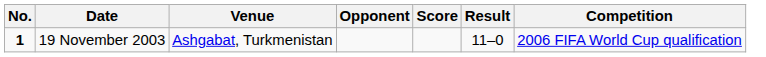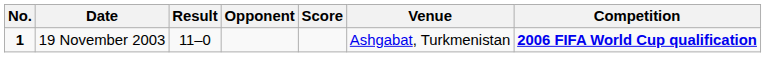columns swapped: (252, 16) <-> (488, 16)
(630, 39) normal -> (637, 39) bold
